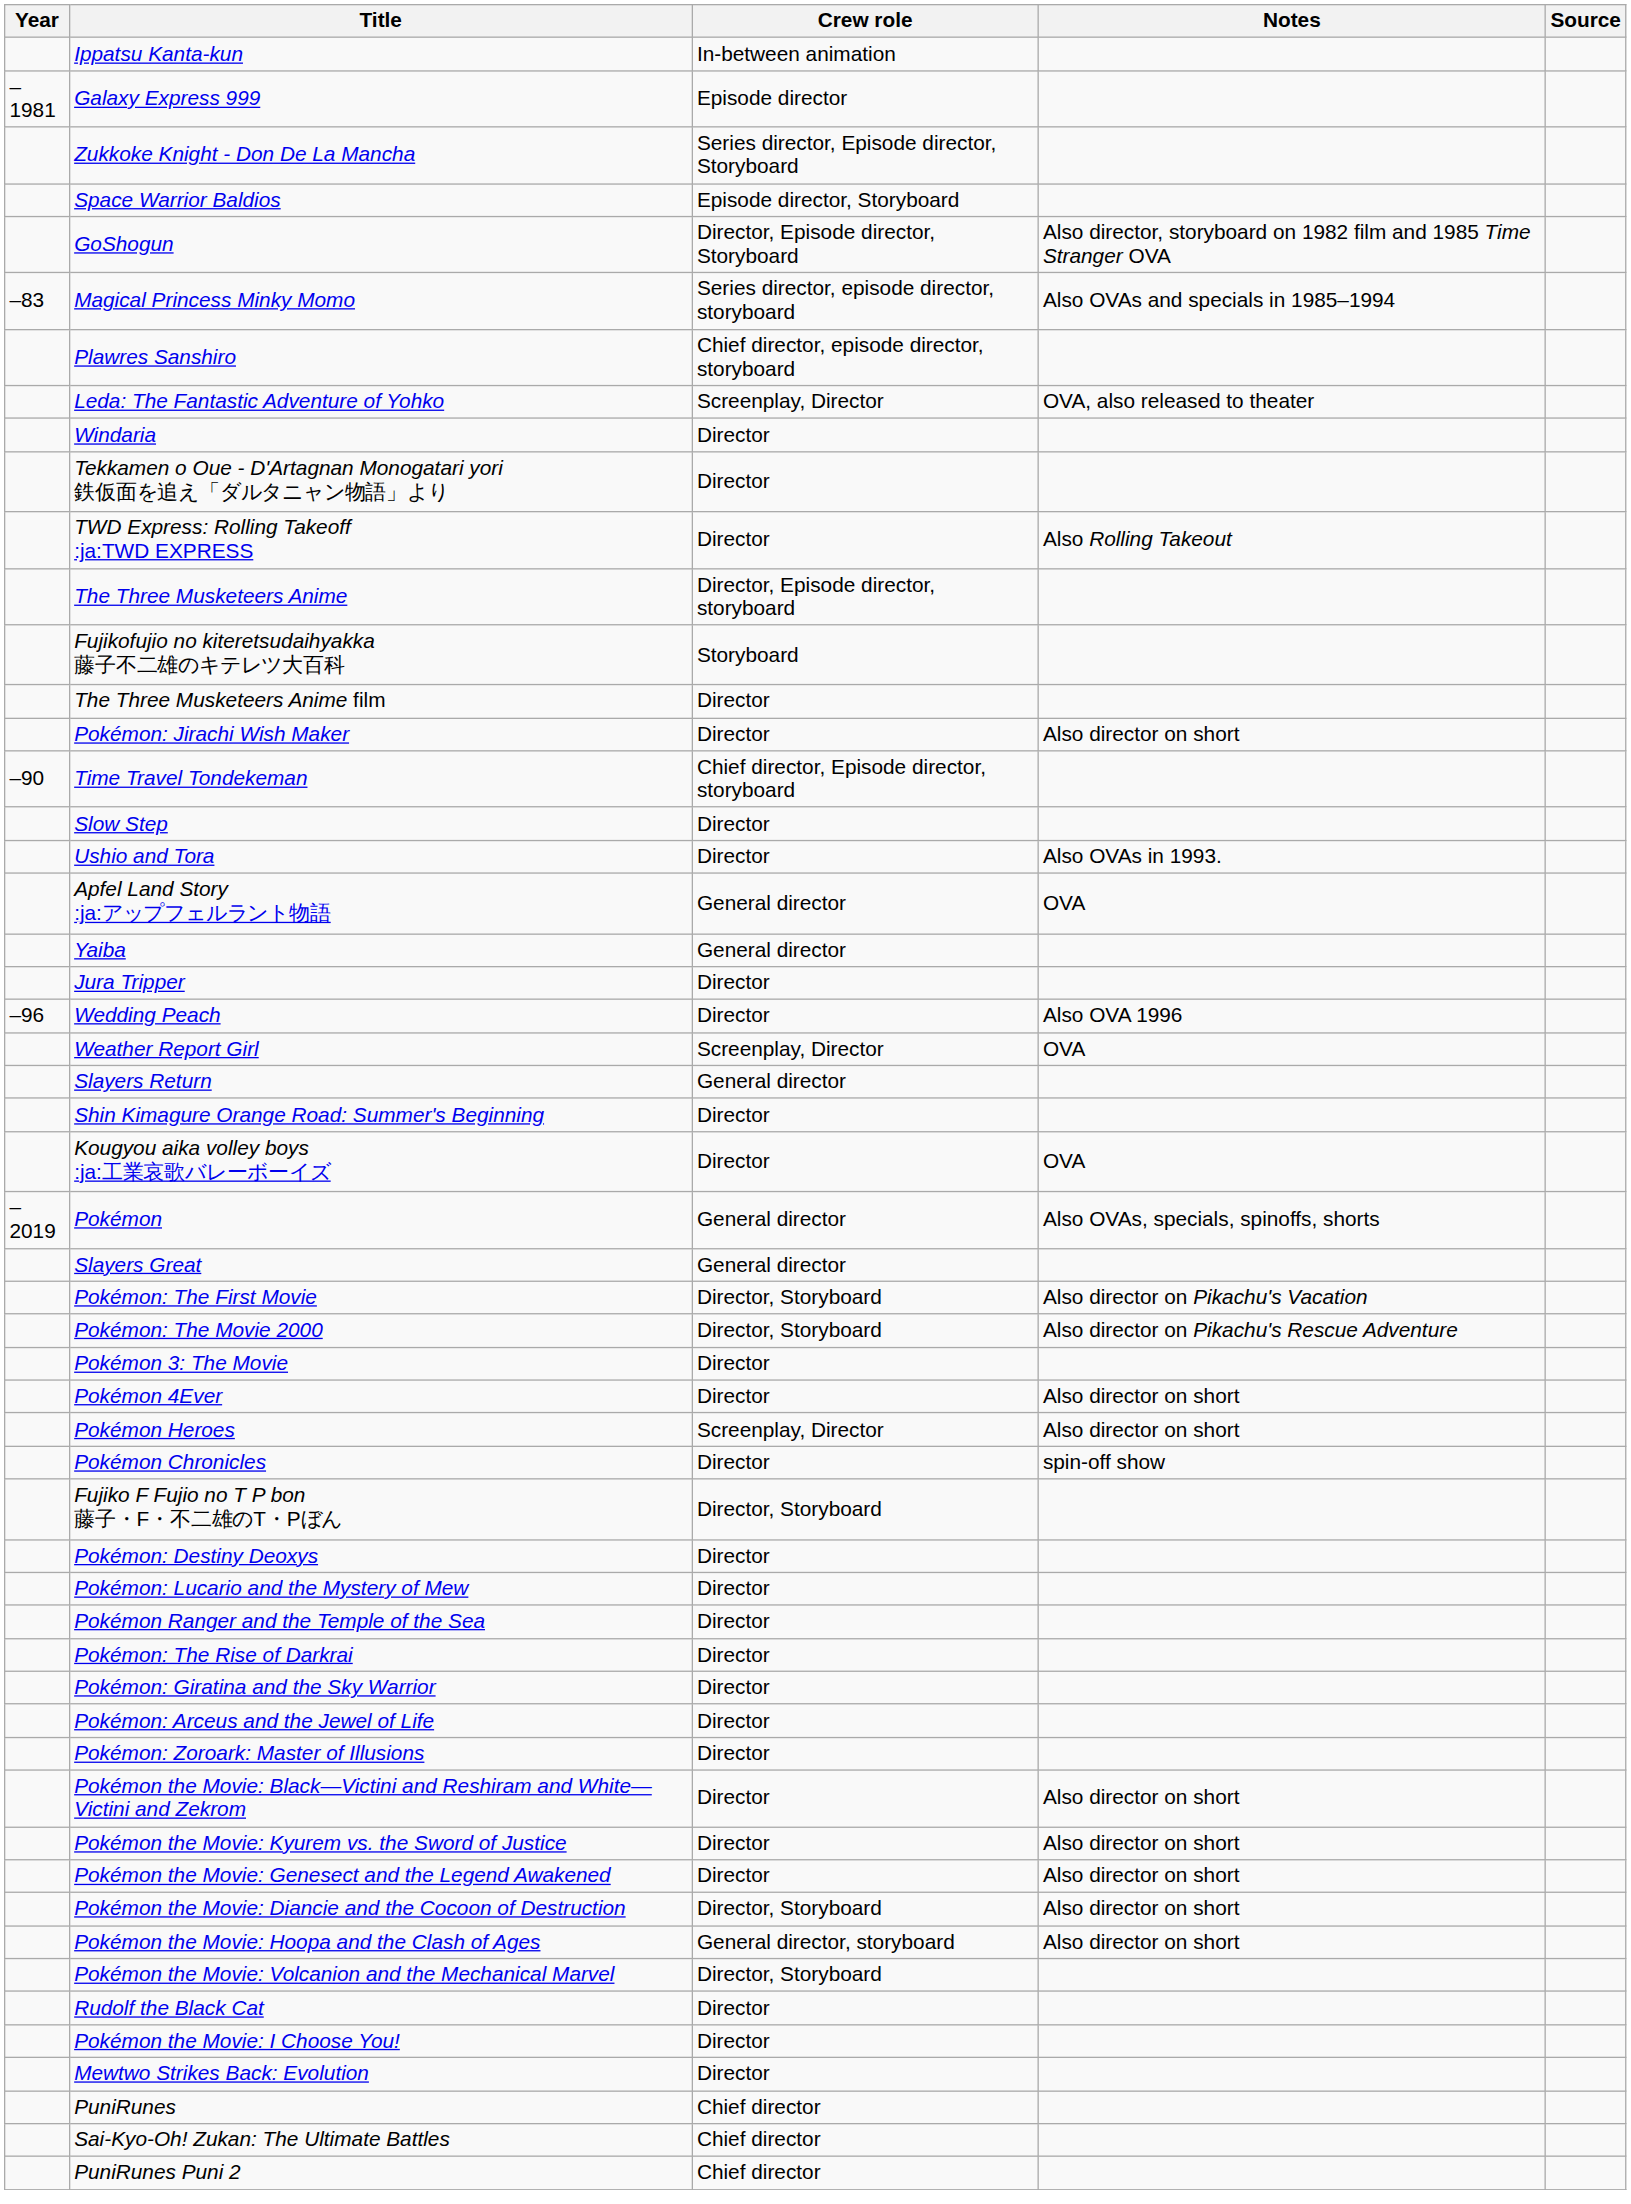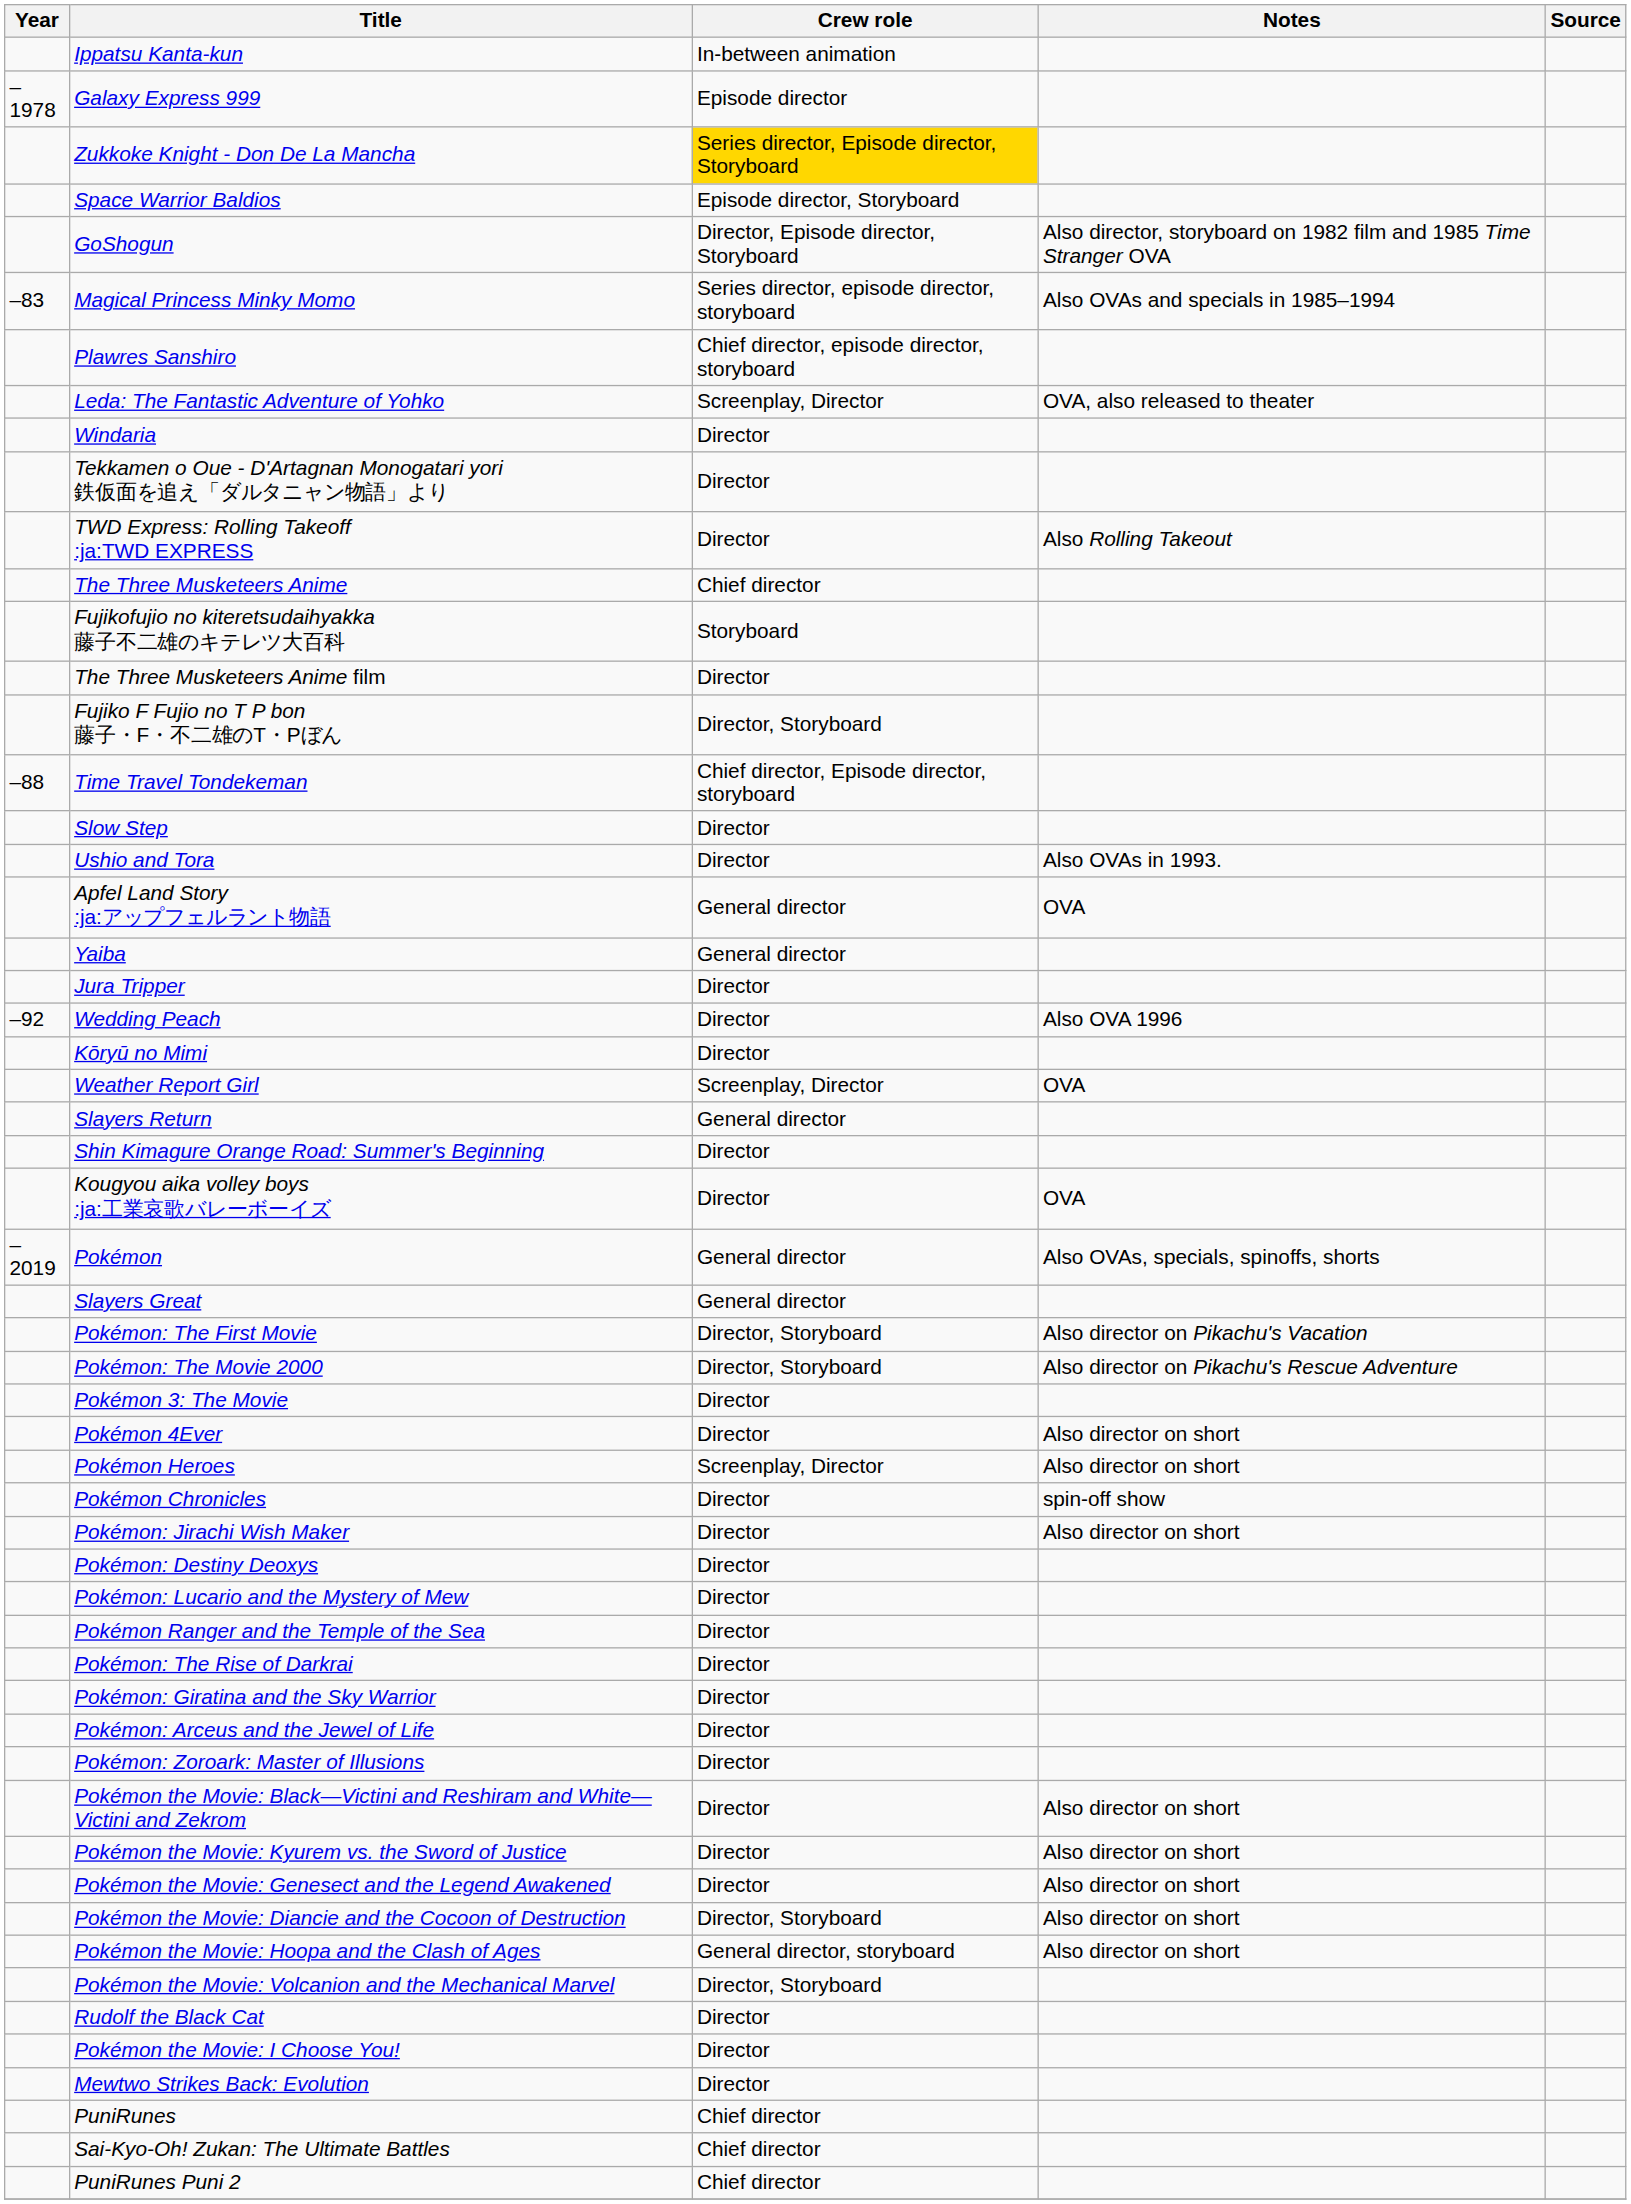(33, 98) –1981 -> (33, 98) –1978
(847, 155) no background -> (847, 155) gold background
(816, 596) Director, Episode director, storyboard -> (759, 584) Chief director
rows swapped: (208, 1507) <-> (212, 734)
(27, 778) –90 -> (27, 782) –88
(27, 1015) –96 -> (27, 1019) –92
+ row: (141, 1052)
